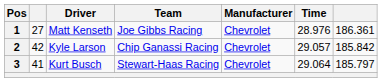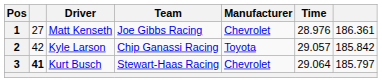(247, 47) Chevrolet -> (240, 47) Toyota
(38, 64) normal -> (38, 64) bold
